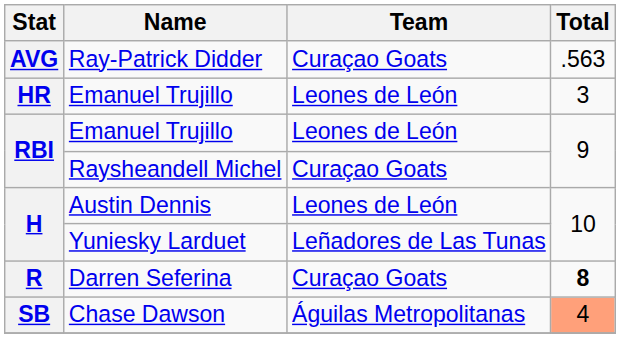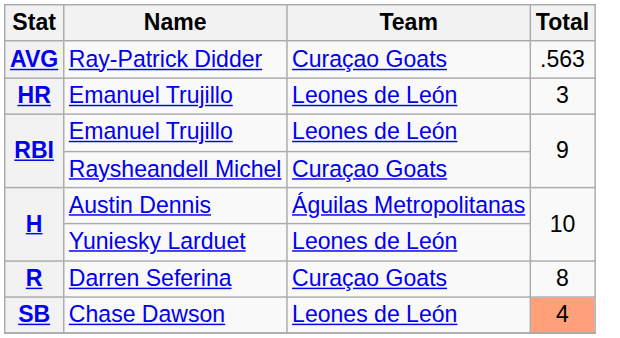(375, 205) Leones de León -> (409, 205) Águilas Metropolitanas
(419, 242) Leñadores de Las Tunas -> (375, 242) Leones de León
(583, 278) bold -> (562, 278) normal
(409, 315) Águilas Metropolitanas -> (375, 315) Leones de León
